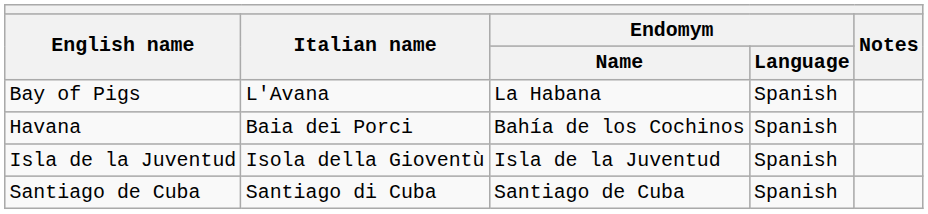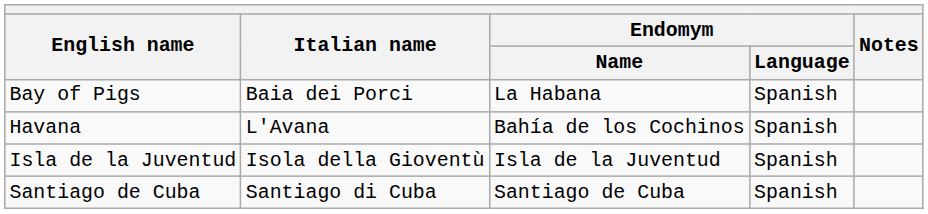(288, 95) L'Avana -> (329, 95) Baia dei Porci
(329, 128) Baia dei Porci -> (288, 128) L'Avana
